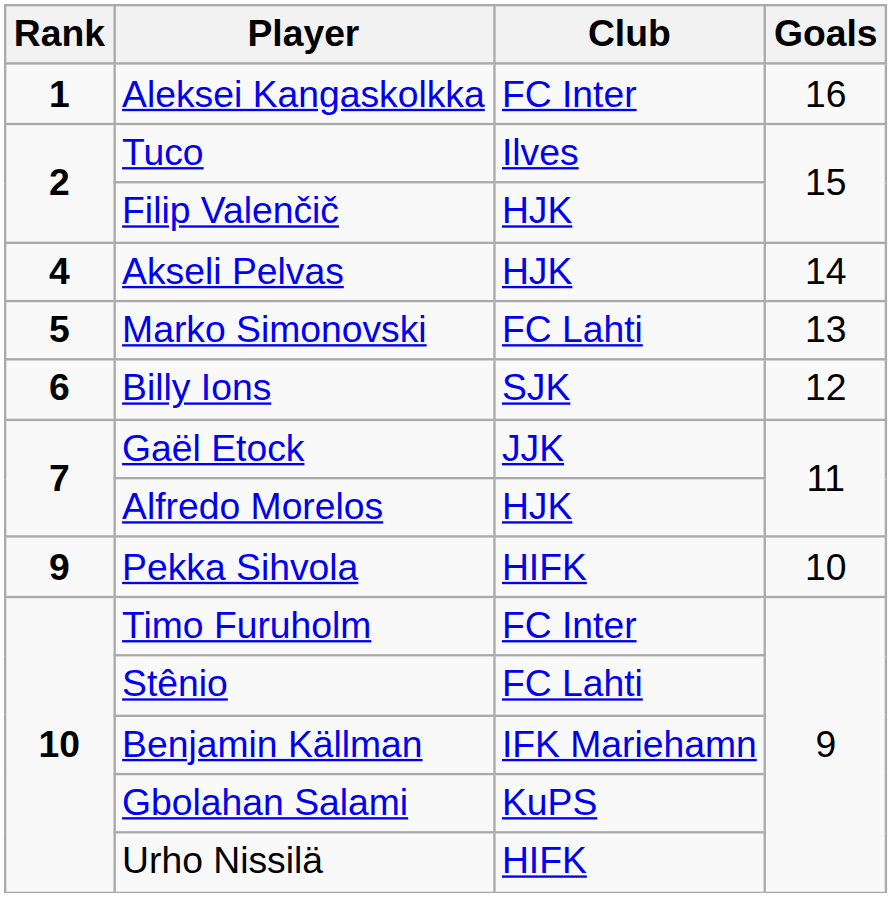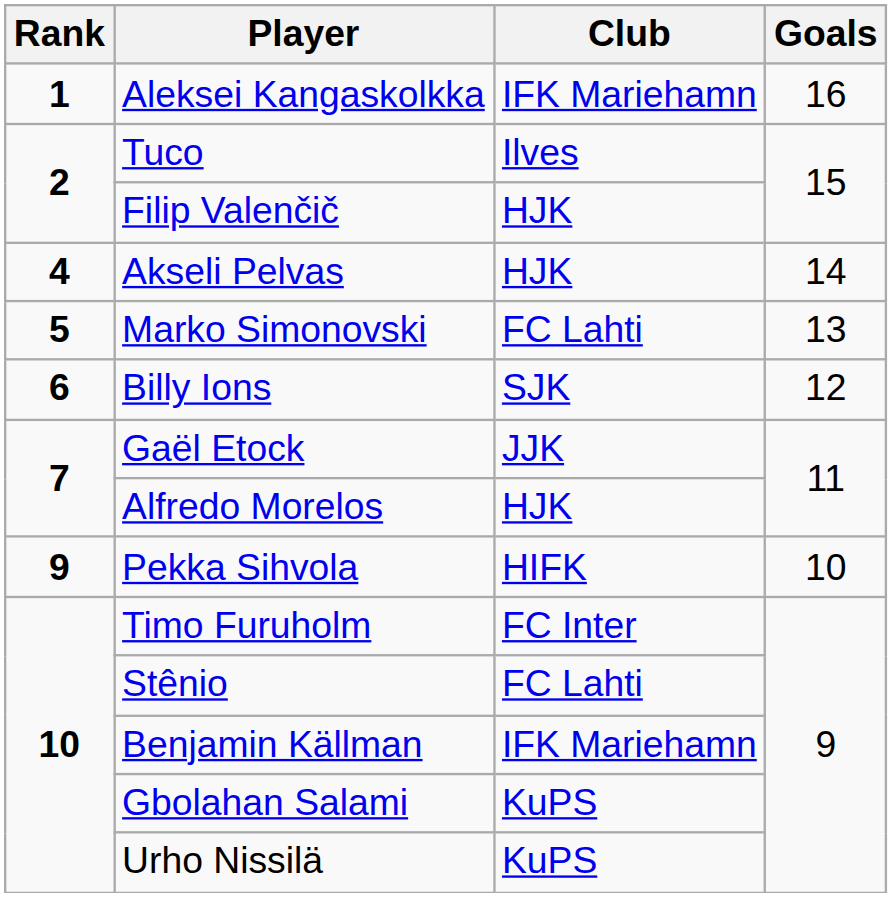(569, 93) FC Inter -> (629, 93) IFK Mariehamn
(544, 861) HIFK -> (550, 861) KuPS
